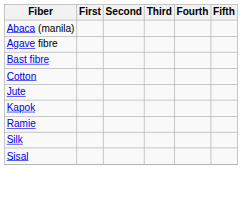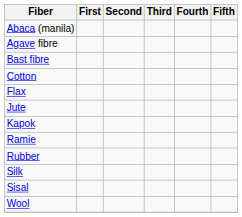+ row: (16, 92)
+ row: (23, 156)
+ row: (18, 204)
